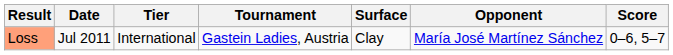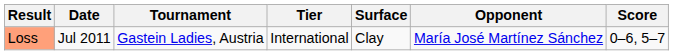columns swapped: (275, 15) <-> (156, 15)
